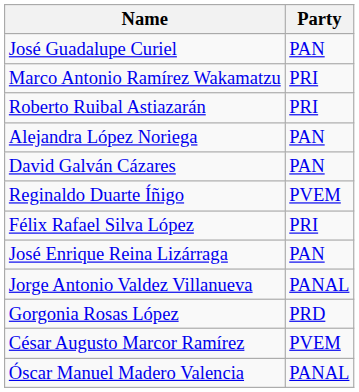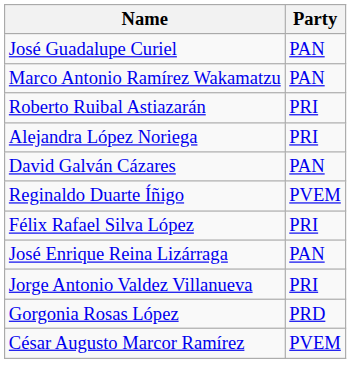(304, 78) PRI -> (307, 78) PAN
(307, 136) PAN -> (304, 136) PRI
(319, 284) PANAL -> (304, 284) PRI
- row: (126, 372)
